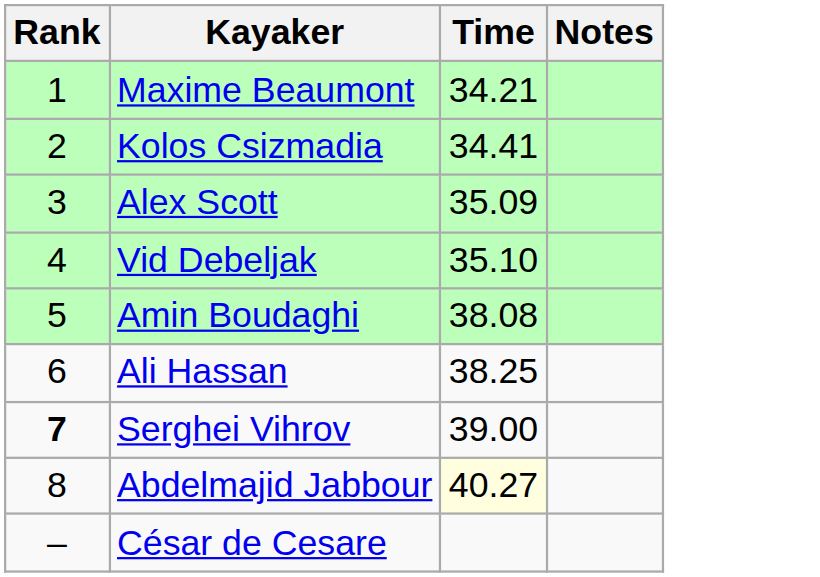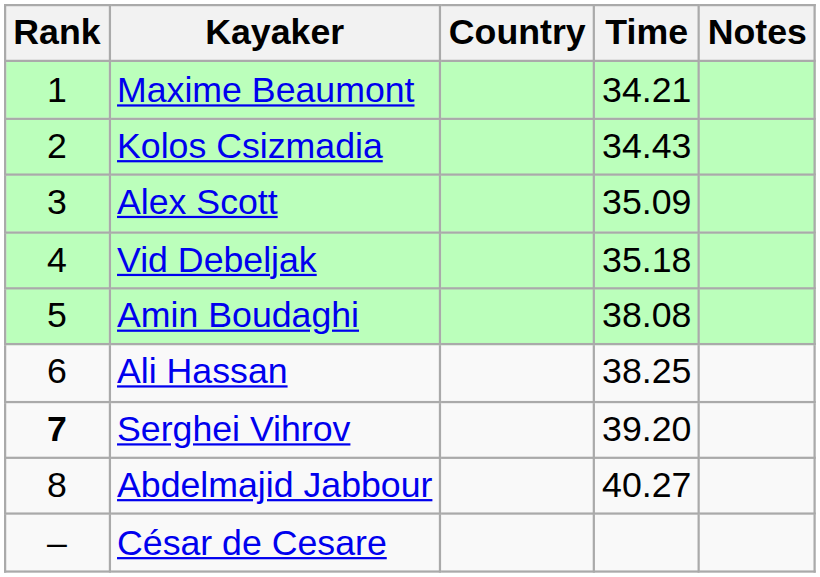+ column: (517, 32)
(494, 145) 34.41 -> (647, 145) 34.43
(494, 259) 35.10 -> (647, 259) 35.18
(494, 428) 39.00 -> (647, 428) 39.20
(494, 485) lightyellow background -> (647, 485) no background
